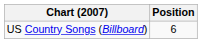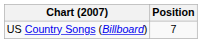(174, 30) 6 -> (174, 30) 7
